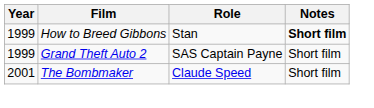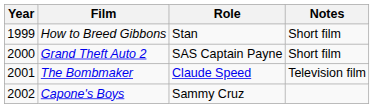(317, 34) bold -> (315, 34) normal
(21, 53) 1999 -> (21, 53) 2000
(315, 73) Short film -> (327, 73) Television film
+ row: (83, 93)
